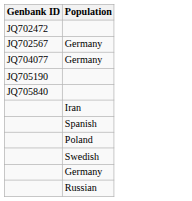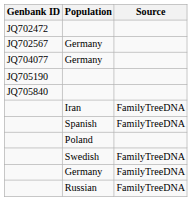+ column: (151, 12)
